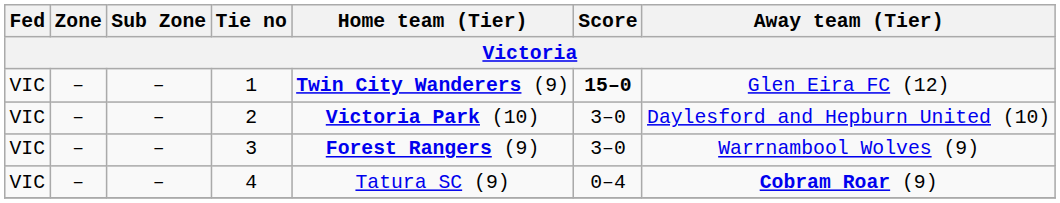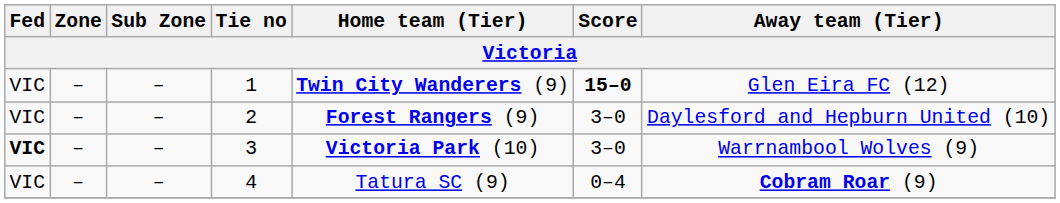(433, 117) Victoria Park (10) -> (433, 117) Forest Rangers (9)
(27, 150) normal -> (27, 150) bold
(433, 150) Forest Rangers (9) -> (433, 150) Victoria Park (10)
